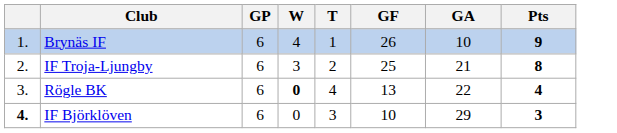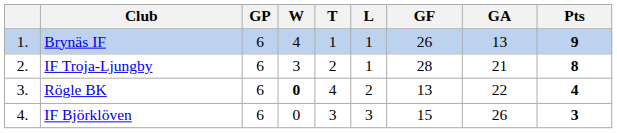+ column: (369, 16)
(463, 41) 10 -> (499, 41) 13
(388, 66) 25 -> (424, 66) 28
(23, 115) bold -> (23, 115) normal
(388, 115) 10 -> (424, 115) 15
(463, 115) 29 -> (499, 115) 26
